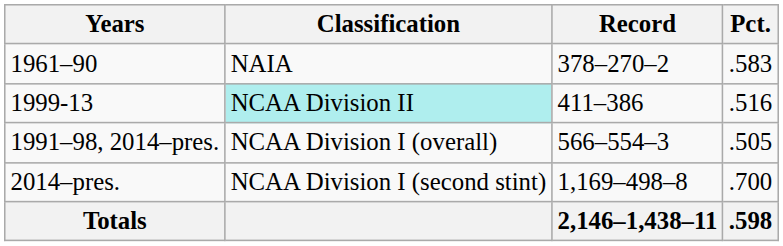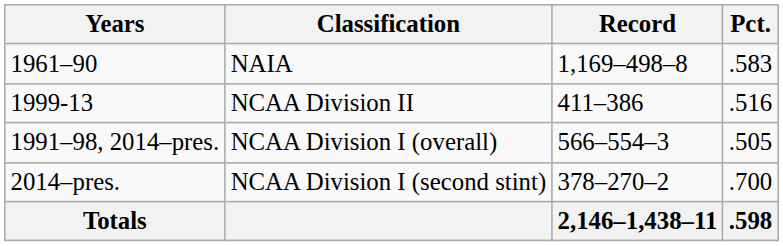(613, 63) 378–270–2 -> (623, 63) 1,169–498–8
(322, 102) paleturquoise background -> (322, 102) no background
(623, 181) 1,169–498–8 -> (613, 181) 378–270–2
